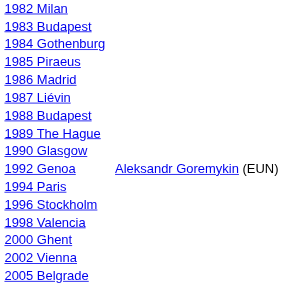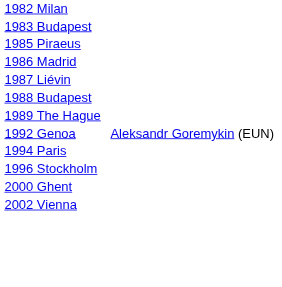- row: (55, 44)
- row: (46, 151)
- row: (45, 222)
- row: (47, 276)
